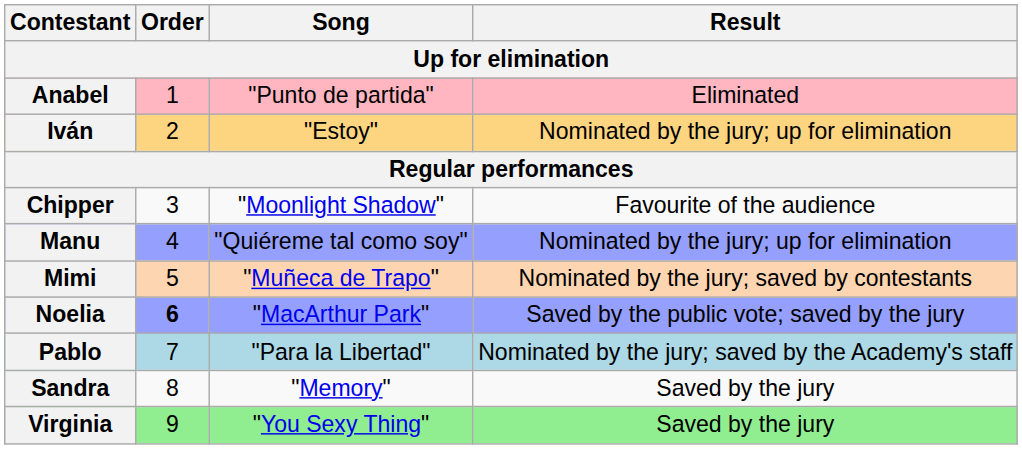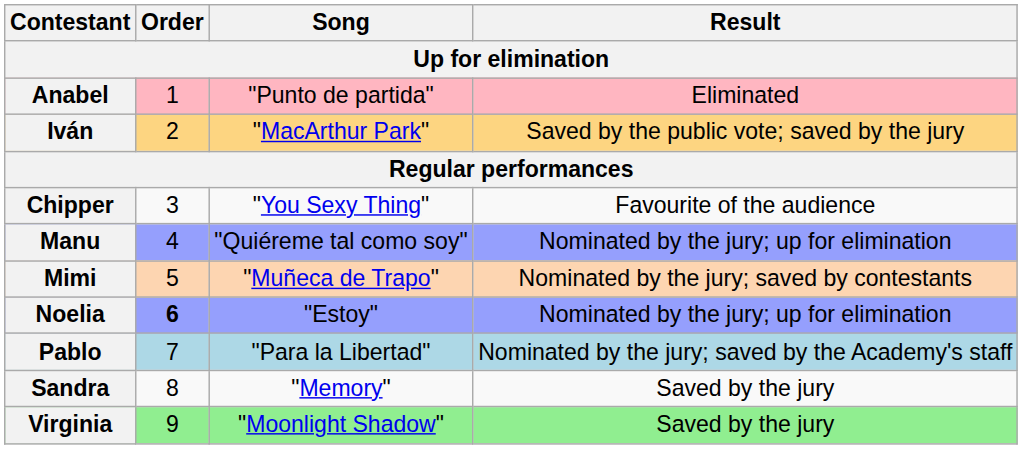(341, 132) "Estoy" -> (341, 132) "MacArthur Park"
(745, 132) Nominated by the jury; up for elimination -> (745, 132) Saved by the public vote; saved by the jury
(341, 205) "Moonlight Shadow" -> (341, 205) "You Sexy Thing"
(341, 315) "MacArthur Park" -> (341, 315) "Estoy"
(745, 315) Saved by the public vote; saved by the jury -> (745, 315) Nominated by the jury; up for elimination
(341, 424) "You Sexy Thing" -> (341, 424) "Moonlight Shadow"
